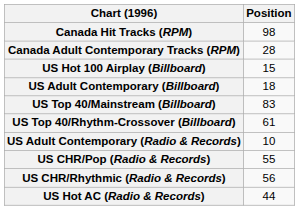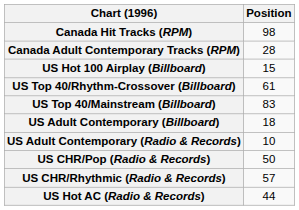rows swapped: (124, 86) <-> (124, 123)
(269, 159) 55 -> (269, 159) 50
(269, 178) 56 -> (269, 178) 57
